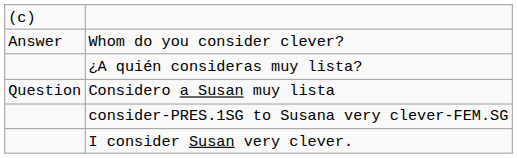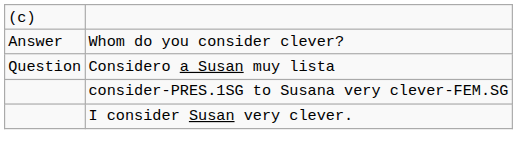- row: (225, 67)
